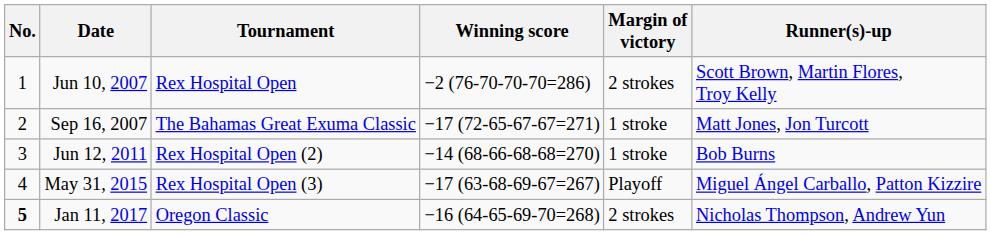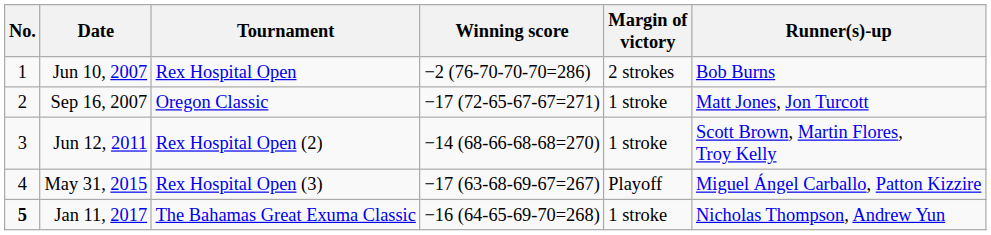(799, 82) Scott Brown, Martin Flores, Troy Kelly -> (736, 71) Bob Burns
(286, 124) The Bahamas Great Exuma Classic -> (212, 102) Oregon Classic
(736, 154) Bob Burns -> (799, 143) Scott Brown, Martin Flores, Troy Kelly
(212, 215) Oregon Classic -> (286, 215) The Bahamas Great Exuma Classic
(641, 215) 2 strokes -> (638, 215) 1 stroke
